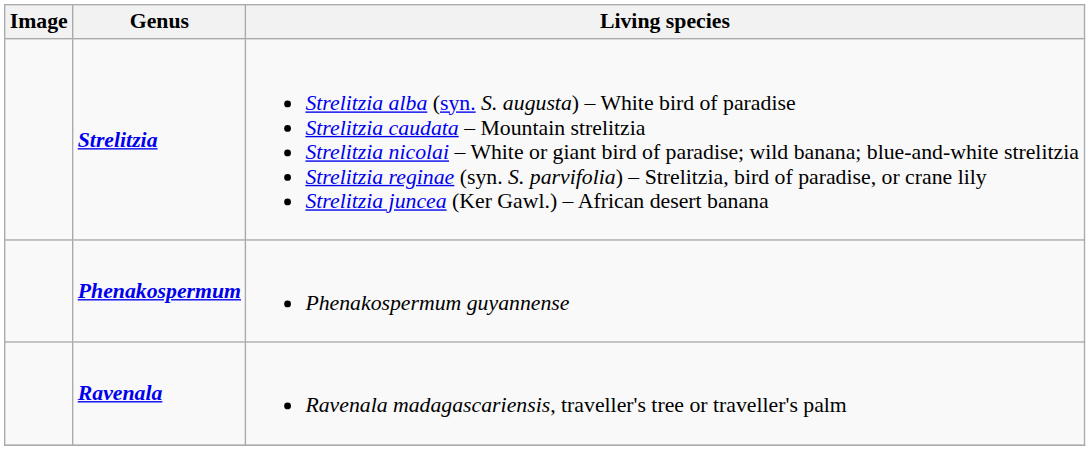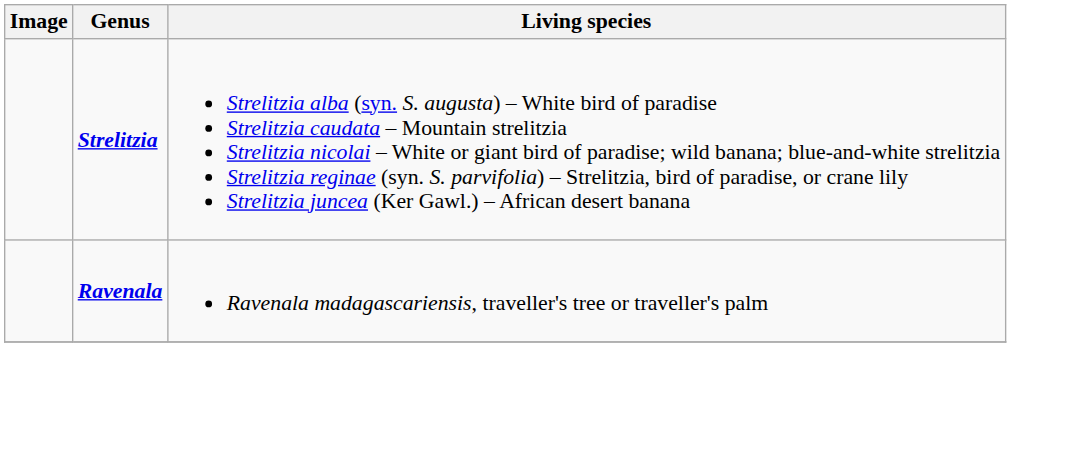- row: (159, 290)
